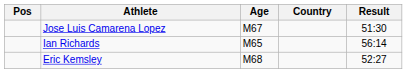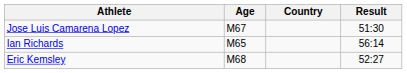- column: (22, 12)
